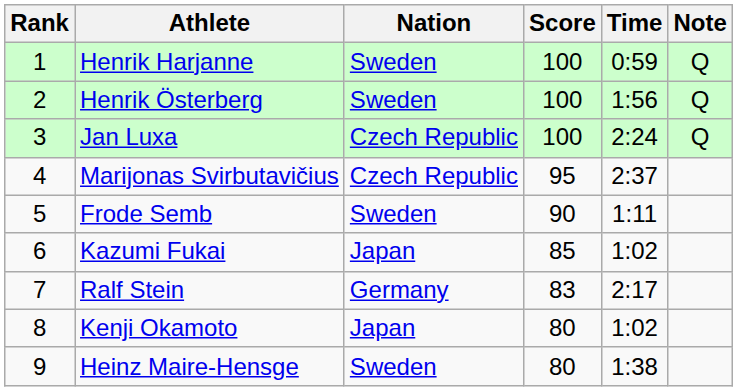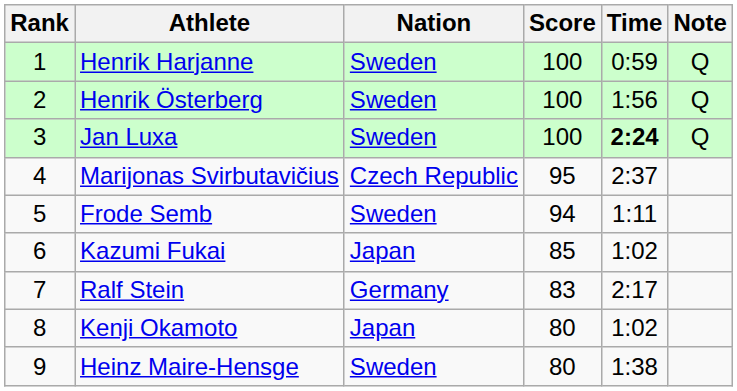(434, 137) Czech Republic -> (393, 137) Sweden
(635, 137) normal -> (635, 137) bold
(562, 213) 90 -> (562, 213) 94
